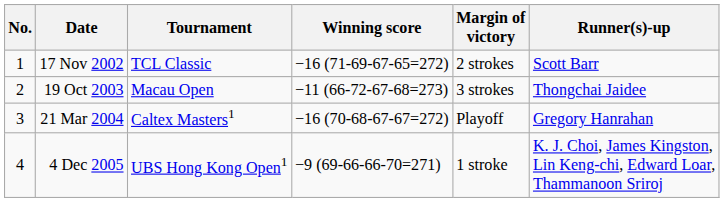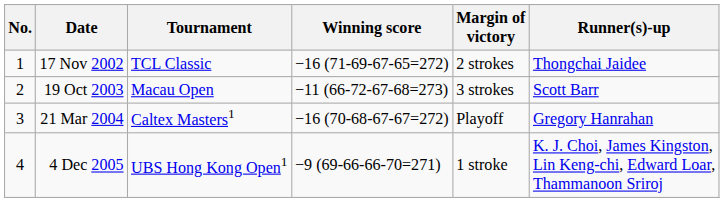(566, 63) Scott Barr -> (590, 63) Thongchai Jaidee
(590, 90) Thongchai Jaidee -> (566, 90) Scott Barr
